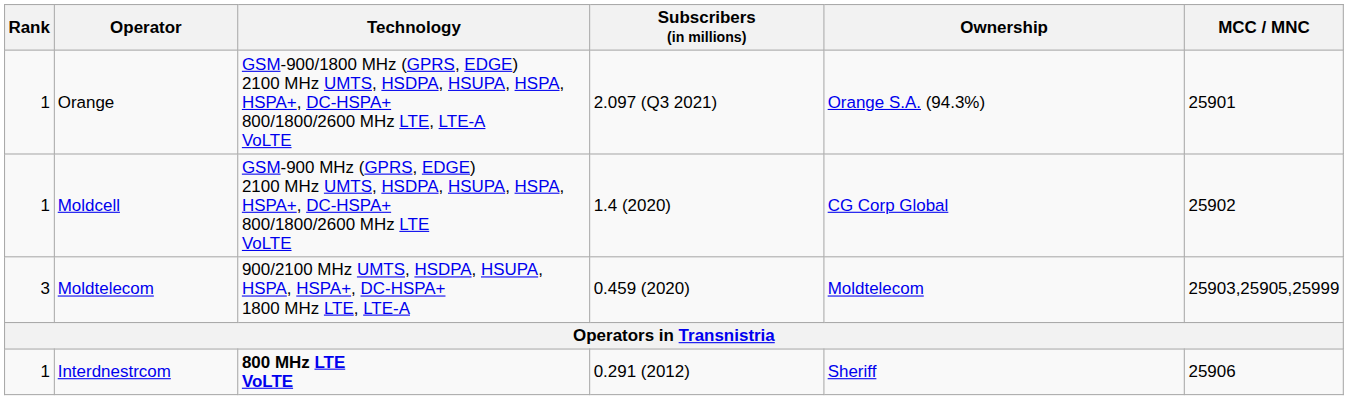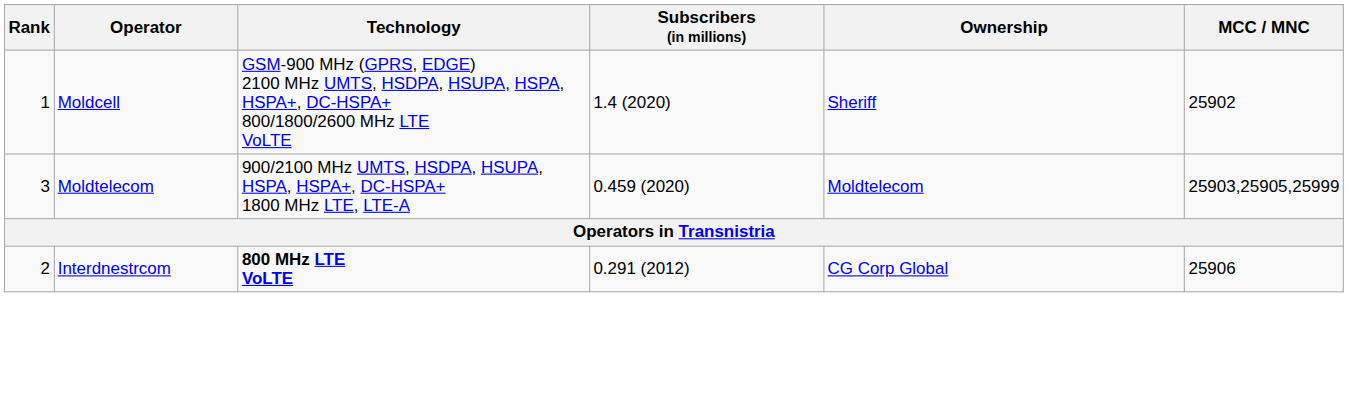- row: (86, 102)
(888, 205) CG Corp Global -> (852, 102) Sheriff
(45, 371) 1 -> (45, 268) 2
(852, 371) Sheriff -> (888, 268) CG Corp Global
